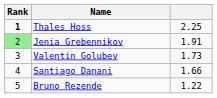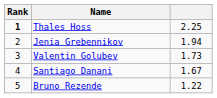(18, 41) lightgreen background -> (18, 41) no background
(191, 41) 1.91 -> (191, 41) 1.94
(191, 70) 1.66 -> (191, 70) 1.67
